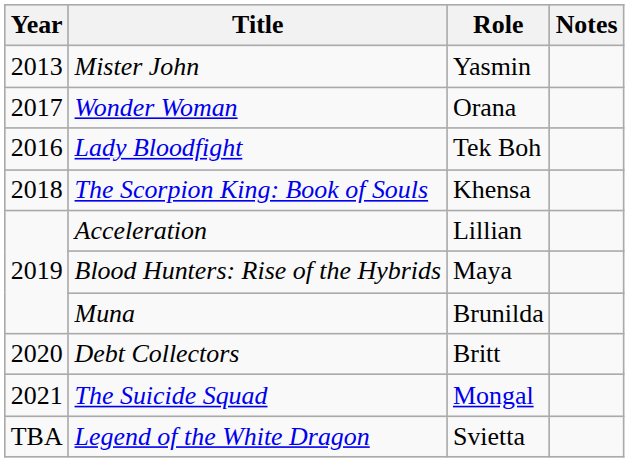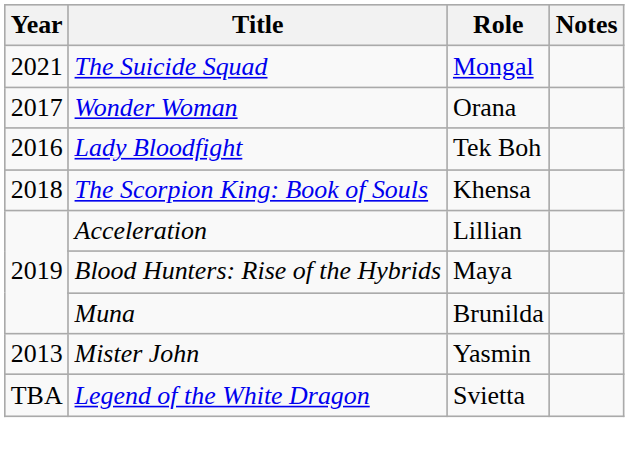rows swapped: (137, 66) <-> (171, 395)
- row: (157, 353)
